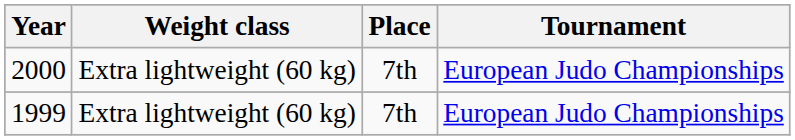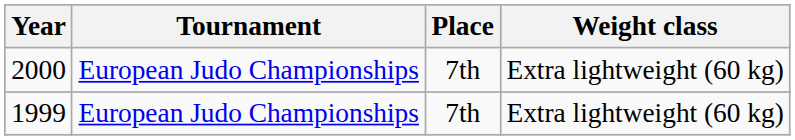columns swapped: (614, 26) <-> (217, 26)
